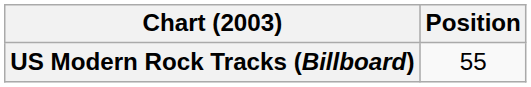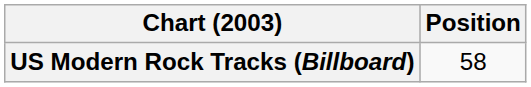(473, 61) 55 -> (473, 61) 58
